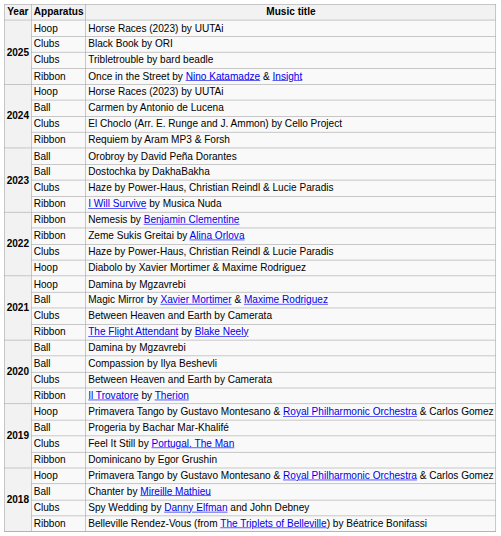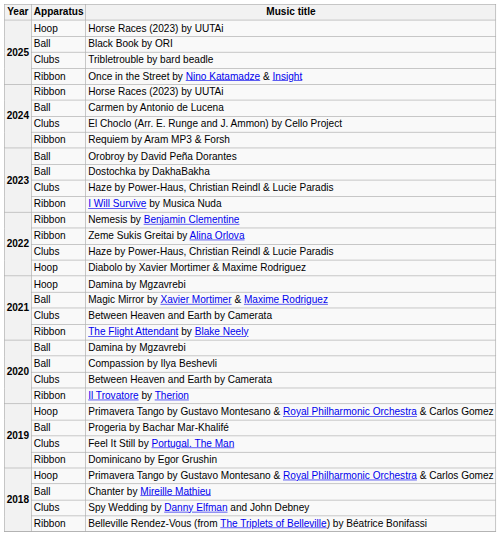(47, 44) Clubs -> (42, 44) Ball
(46, 92) Hoop -> (50, 92) Ribbon
